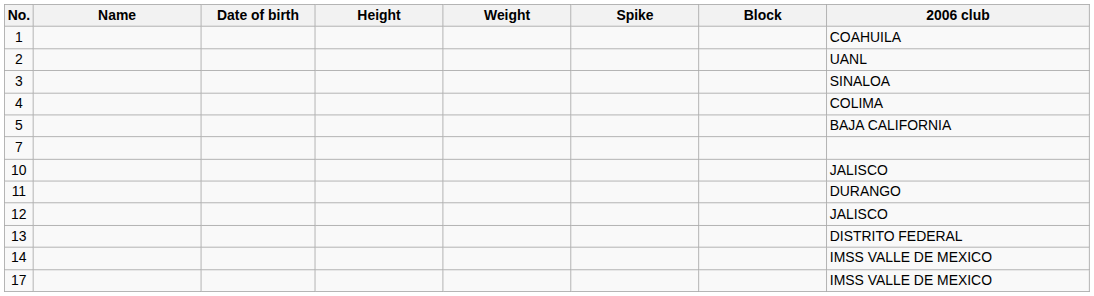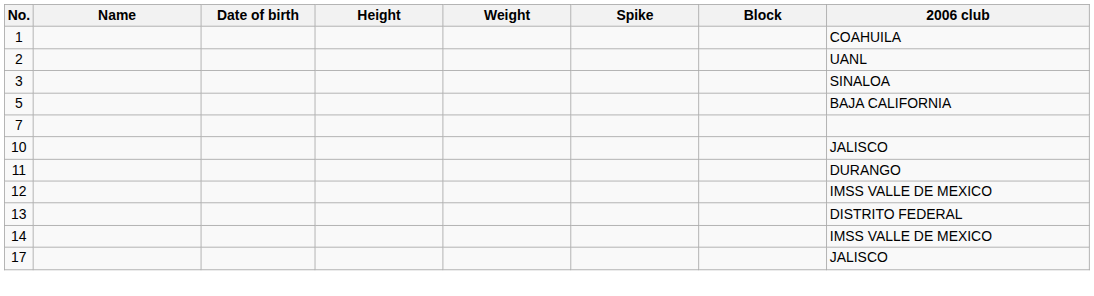- row: (19, 103)
(859, 214) JALISCO -> (911, 192) IMSS VALLE DE MEXICO
(911, 280) IMSS VALLE DE MEXICO -> (859, 258) JALISCO
